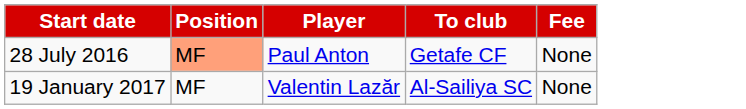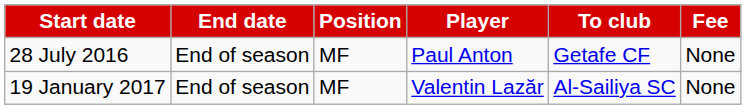+ column: (242, 21)
(190, 54) lightsalmon background -> (334, 54) no background
